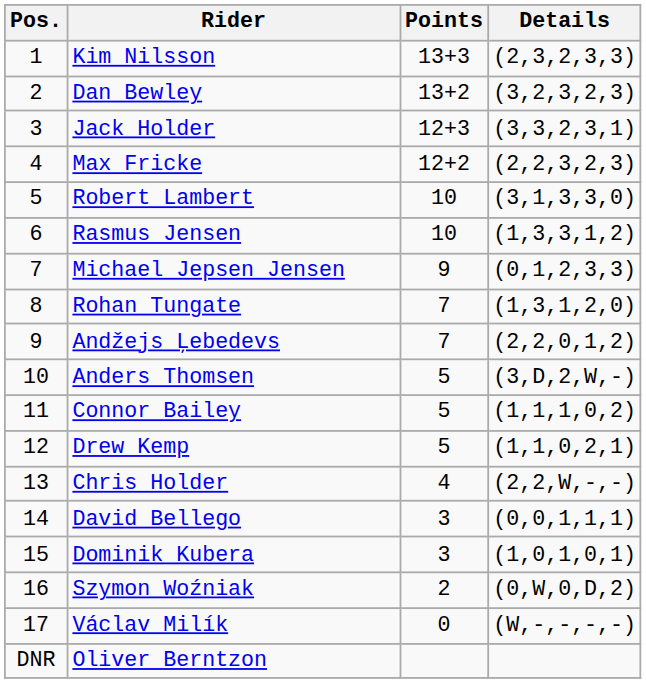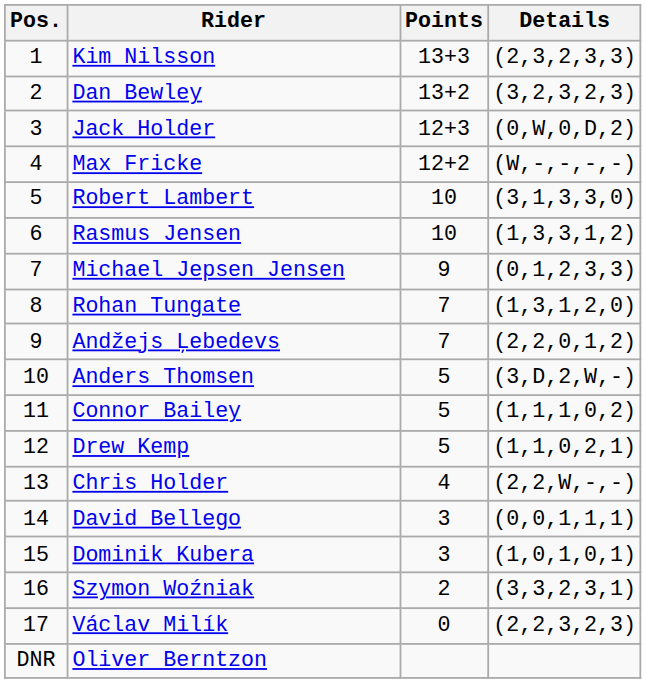(565, 129) (3,3,2,3,1) -> (565, 129) (0,W,0,D,2)
(565, 165) (2,2,3,2,3) -> (565, 165) (W,-,-,-,-)
(565, 590) (0,W,0,D,2) -> (565, 590) (3,3,2,3,1)
(565, 626) (W,-,-,-,-) -> (565, 626) (2,2,3,2,3)
